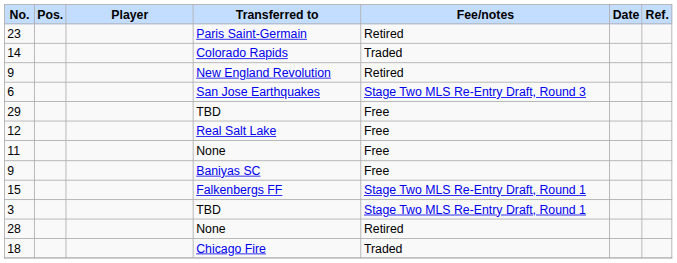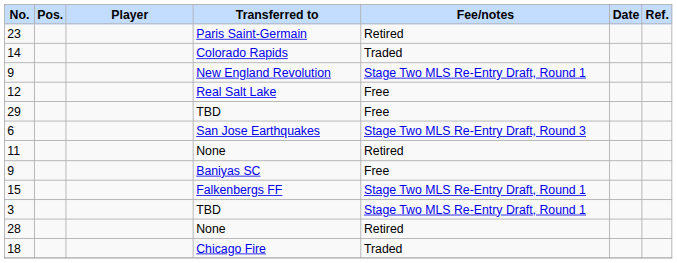(384, 73) Retired -> (475, 73) Stage Two MLS Re-Entry Draft, Round 1
rows swapped: (11, 92) <-> (14, 131)
(377, 151) Free -> (384, 151) Retired
